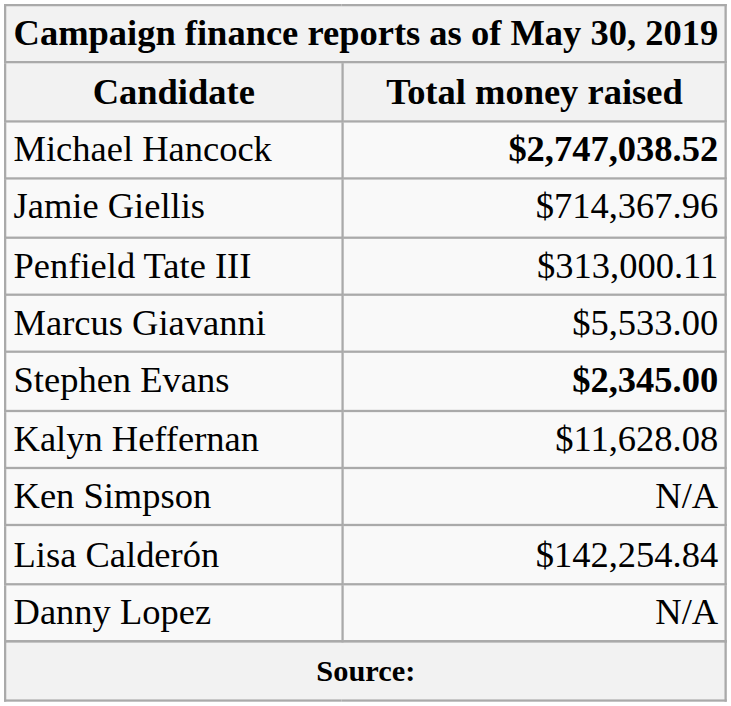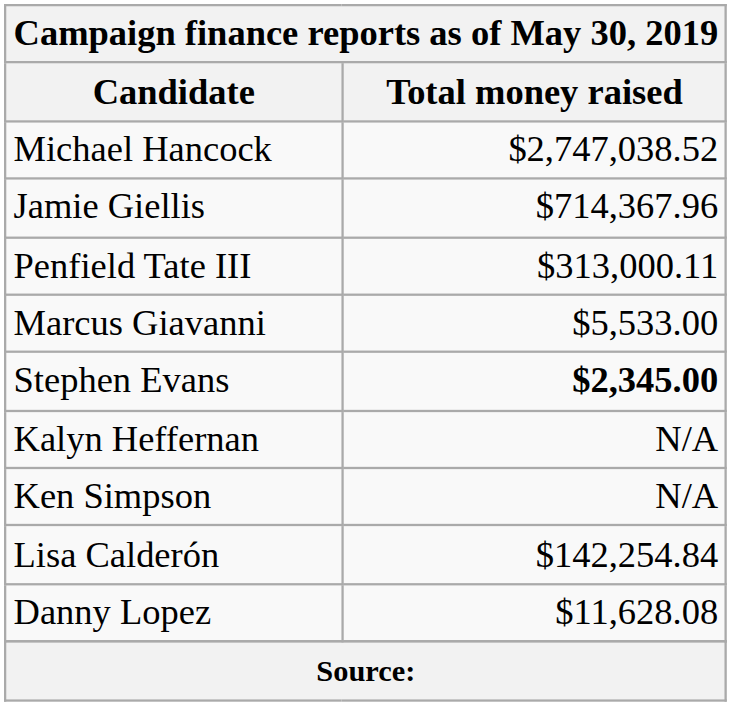(613, 149) bold -> (613, 149) normal
(637, 438) $11,628.08 -> (687, 438) N/A
(687, 611) N/A -> (637, 611) $11,628.08
